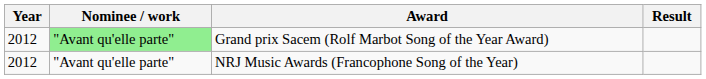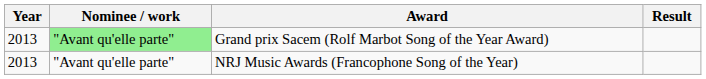(22, 39) 2012 -> (22, 39) 2013
(22, 62) 2012 -> (22, 62) 2013
